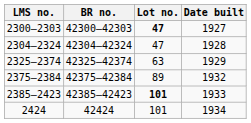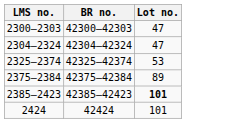- column: (214, 13)
(158, 29) bold -> (158, 29) normal
(158, 61) 63 -> (158, 61) 53
